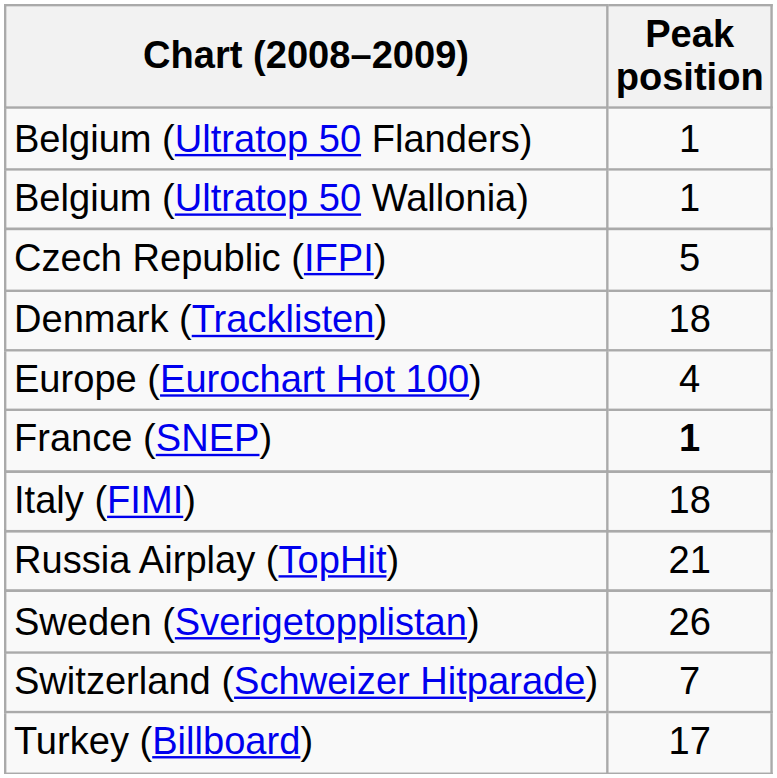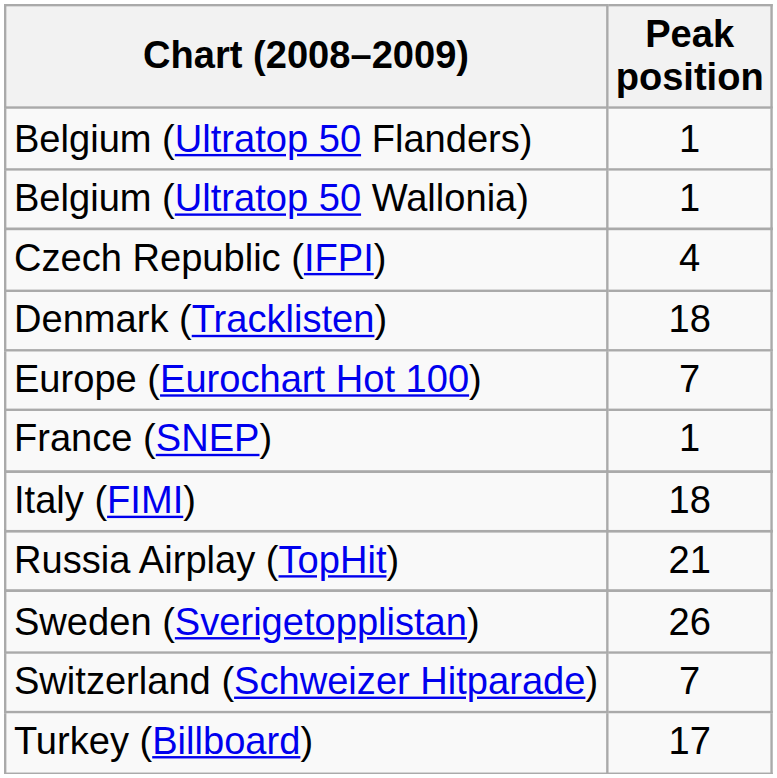(690, 258) 5 -> (690, 258) 4
(690, 379) 4 -> (690, 379) 7
(690, 439) bold -> (690, 439) normal
